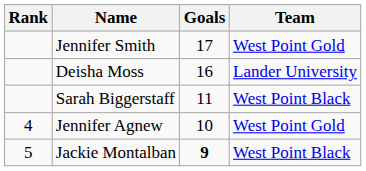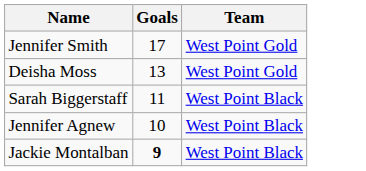- column: (28, 17)
(205, 71) 16 -> (157, 71) 13
(295, 71) Lander University -> (241, 71) West Point Gold
(289, 125) West Point Gold -> (244, 125) West Point Black
